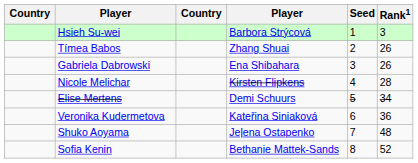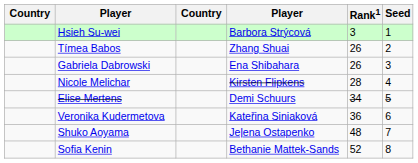columns swapped: (395, 14) <-> (362, 14)
